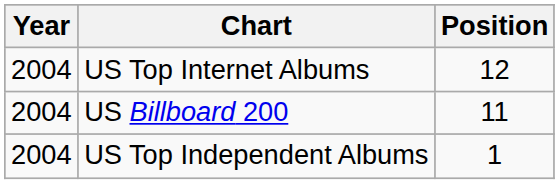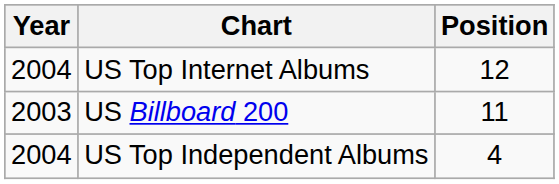(41, 112) 2004 -> (41, 112) 2003
(495, 155) 1 -> (495, 155) 4
